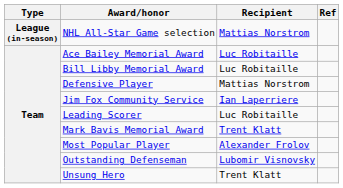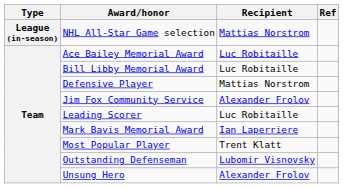(259, 99) Ian Laperriere -> (264, 99) Alexander Frolov
(250, 130) Trent Klatt -> (259, 130) Ian Laperriere
(264, 145) Alexander Frolov -> (250, 145) Trent Klatt
(250, 175) Trent Klatt -> (264, 175) Alexander Frolov
